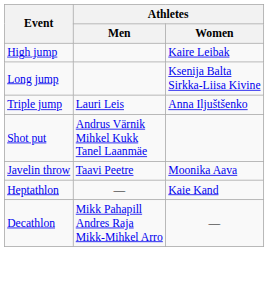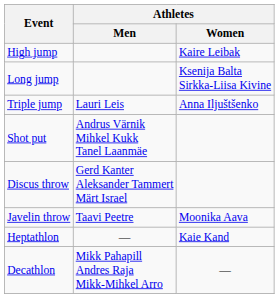+ row: (38, 185)
